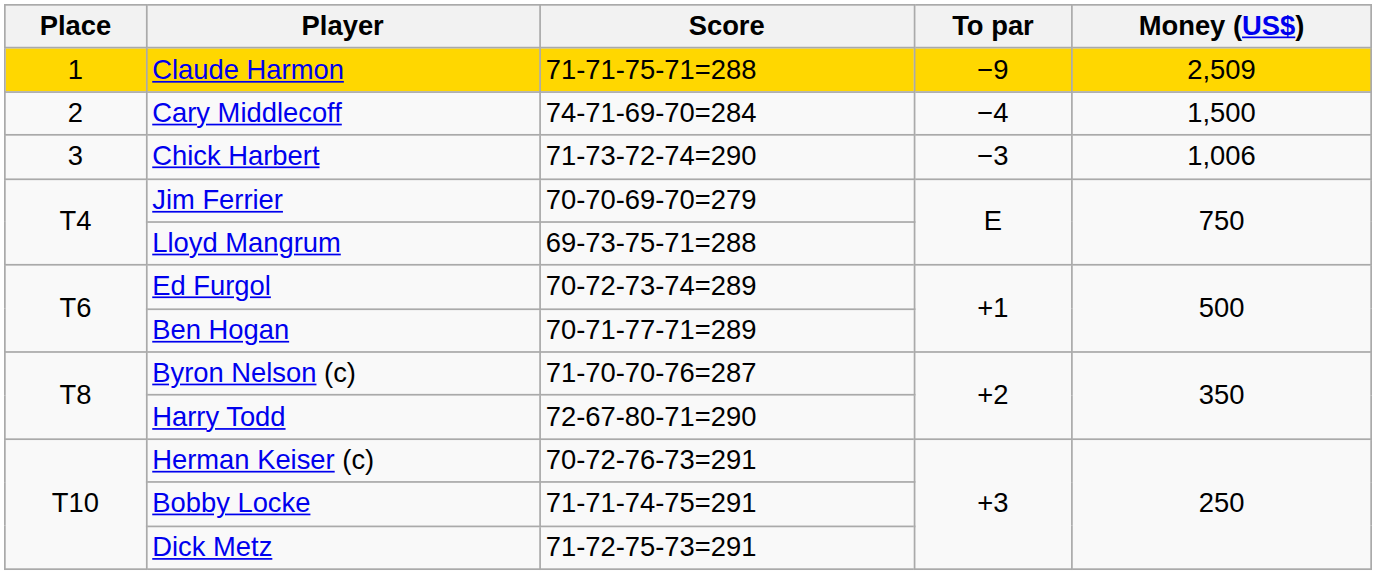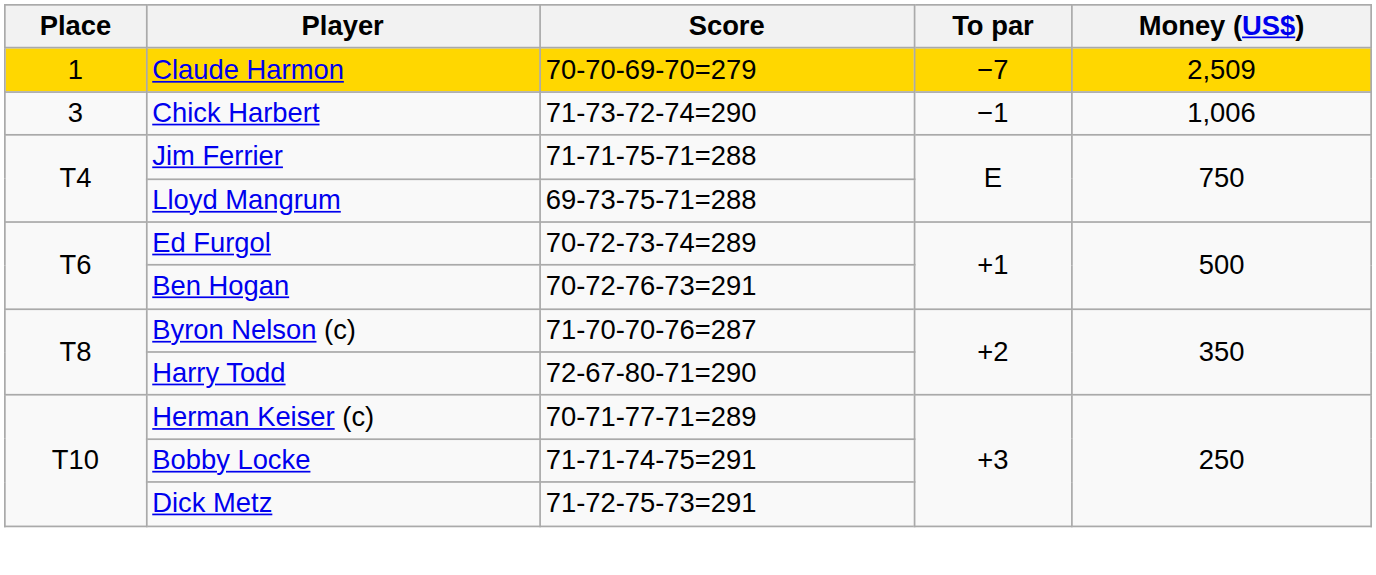(651, 69) 71-71-75-71=288 -> (651, 69) 70-70-69-70=279
(993, 69) −9 -> (993, 69) −7
- row: (247, 112)
(993, 156) −3 -> (993, 112) −1
(651, 199) 70-70-69-70=279 -> (651, 156) 71-71-75-71=288
(651, 329) 70-71-77-71=289 -> (651, 286) 70-72-76-73=291
(651, 460) 70-72-76-73=291 -> (651, 416) 70-71-77-71=289
